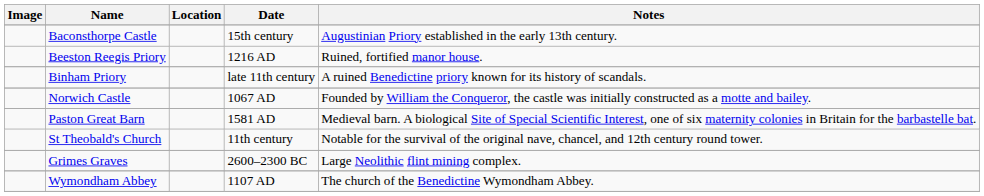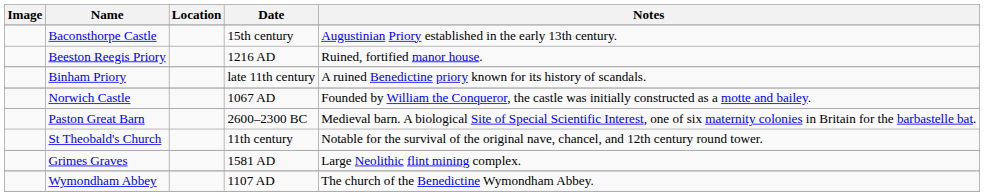(251, 118) 1581 AD -> (267, 118) 2600–2300 BC
(267, 160) 2600–2300 BC -> (251, 160) 1581 AD
